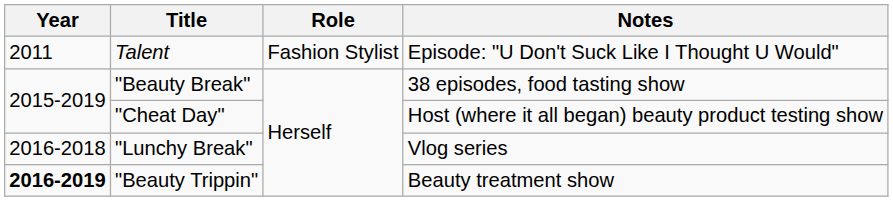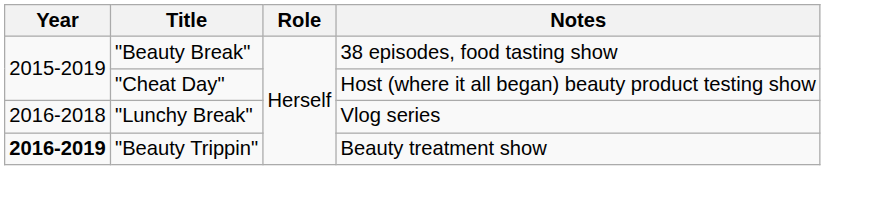- row: (142, 52)
